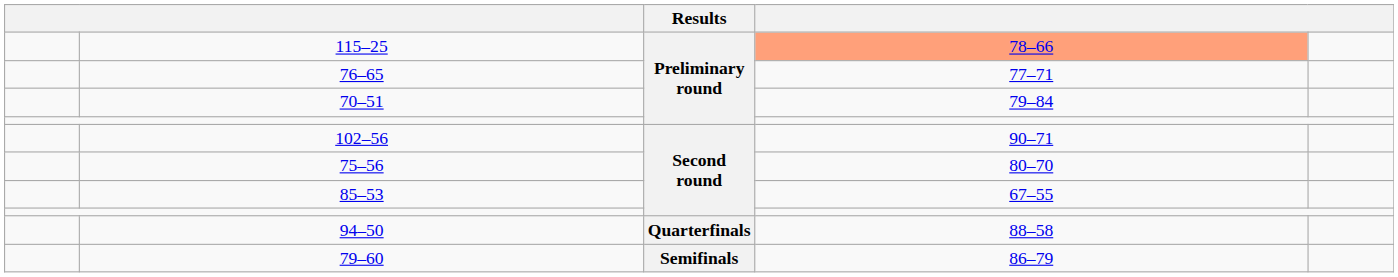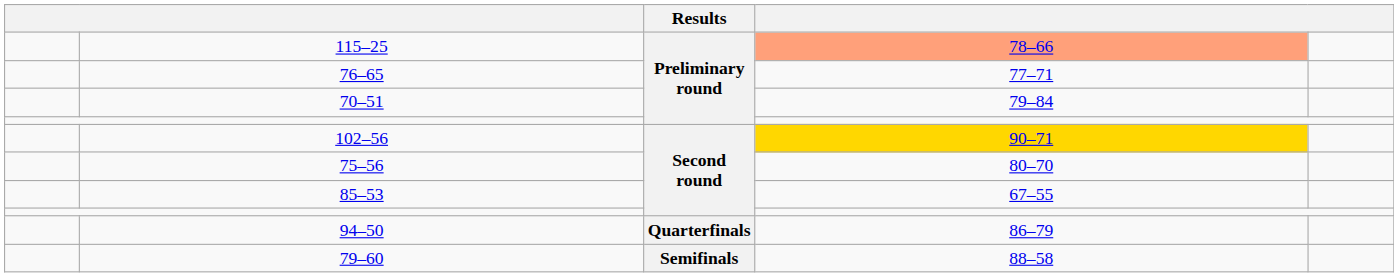(1031, 138) no background -> (1031, 138) gold background
(1031, 230) 88–58 -> (1031, 230) 86–79
(1031, 257) 86–79 -> (1031, 257) 88–58
